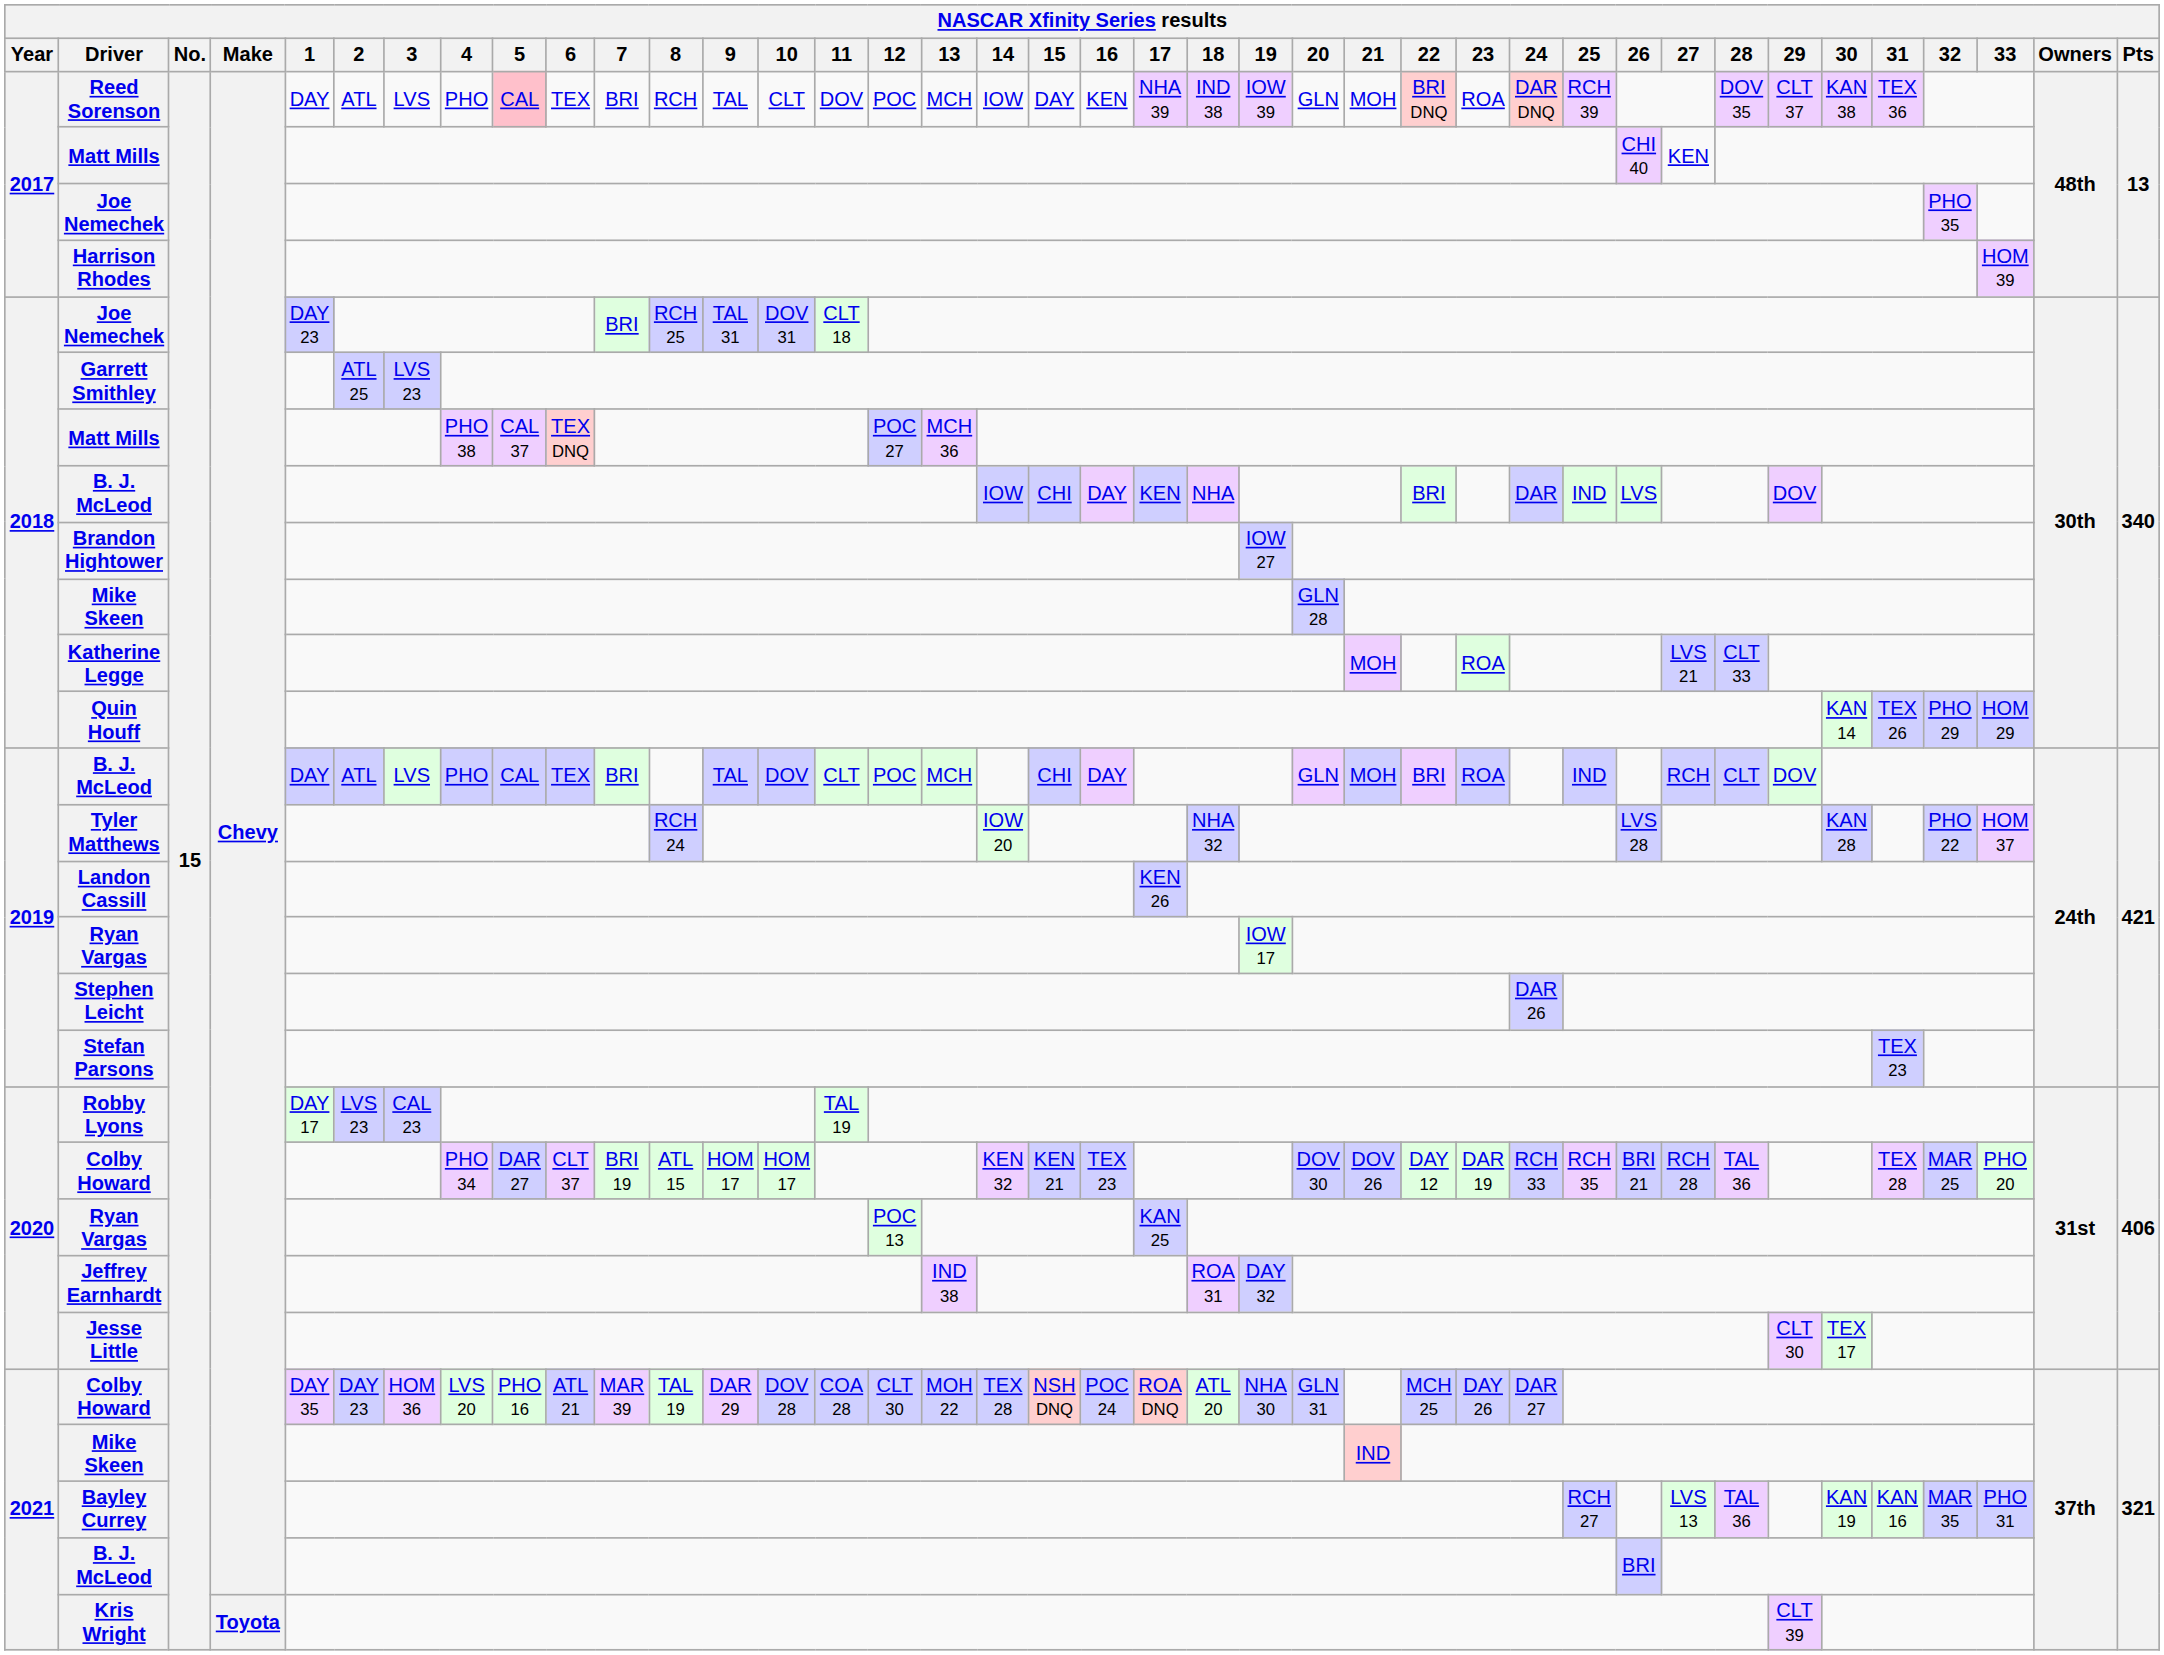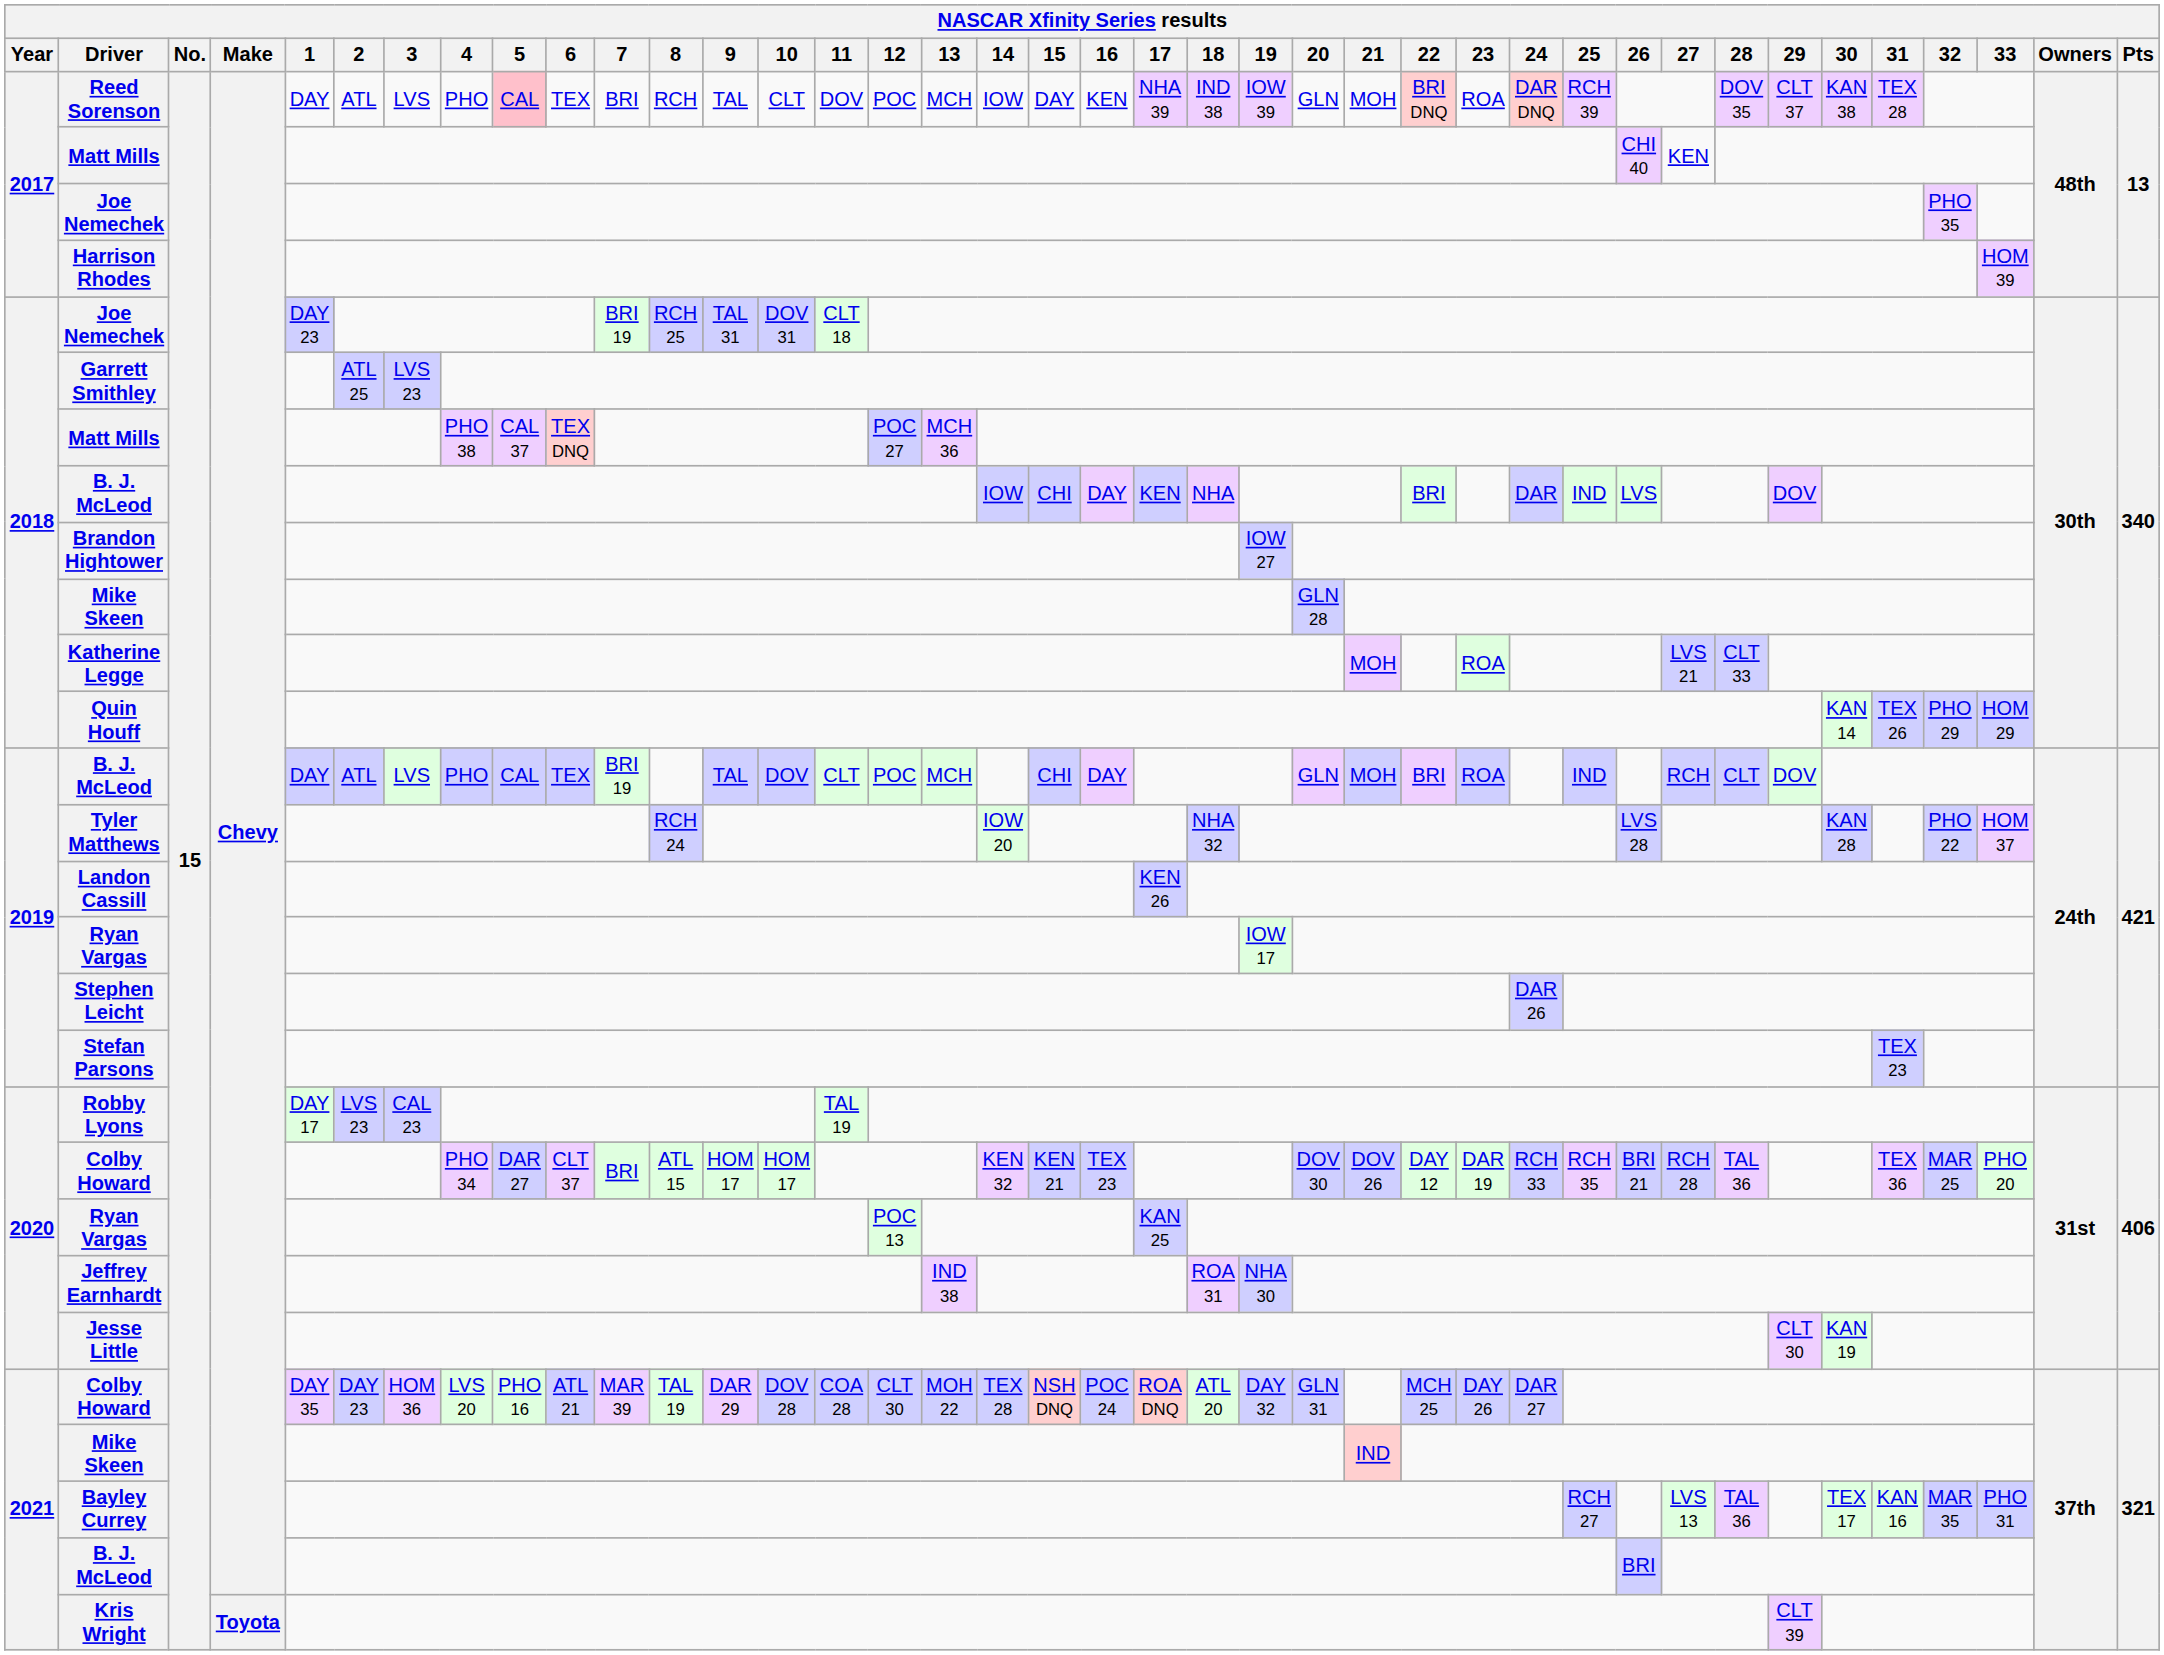(1897, 98) TEX 36 -> (1897, 98) TEX 28
(622, 325) BRI -> (622, 324) BRI 19
(622, 776) BRI -> (622, 775) BRI 19
(622, 1170) BRI 19 -> (622, 1171) BRI
(1897, 1170) TEX 28 -> (1897, 1170) TEX 36
(1266, 1283) DAY 32 -> (1266, 1283) NHA 30
(1847, 1339) TEX 17 -> (1847, 1339) KAN 19
(1266, 1396) NHA 30 -> (1266, 1396) DAY 32
(1847, 1509) KAN 19 -> (1847, 1509) TEX 17
